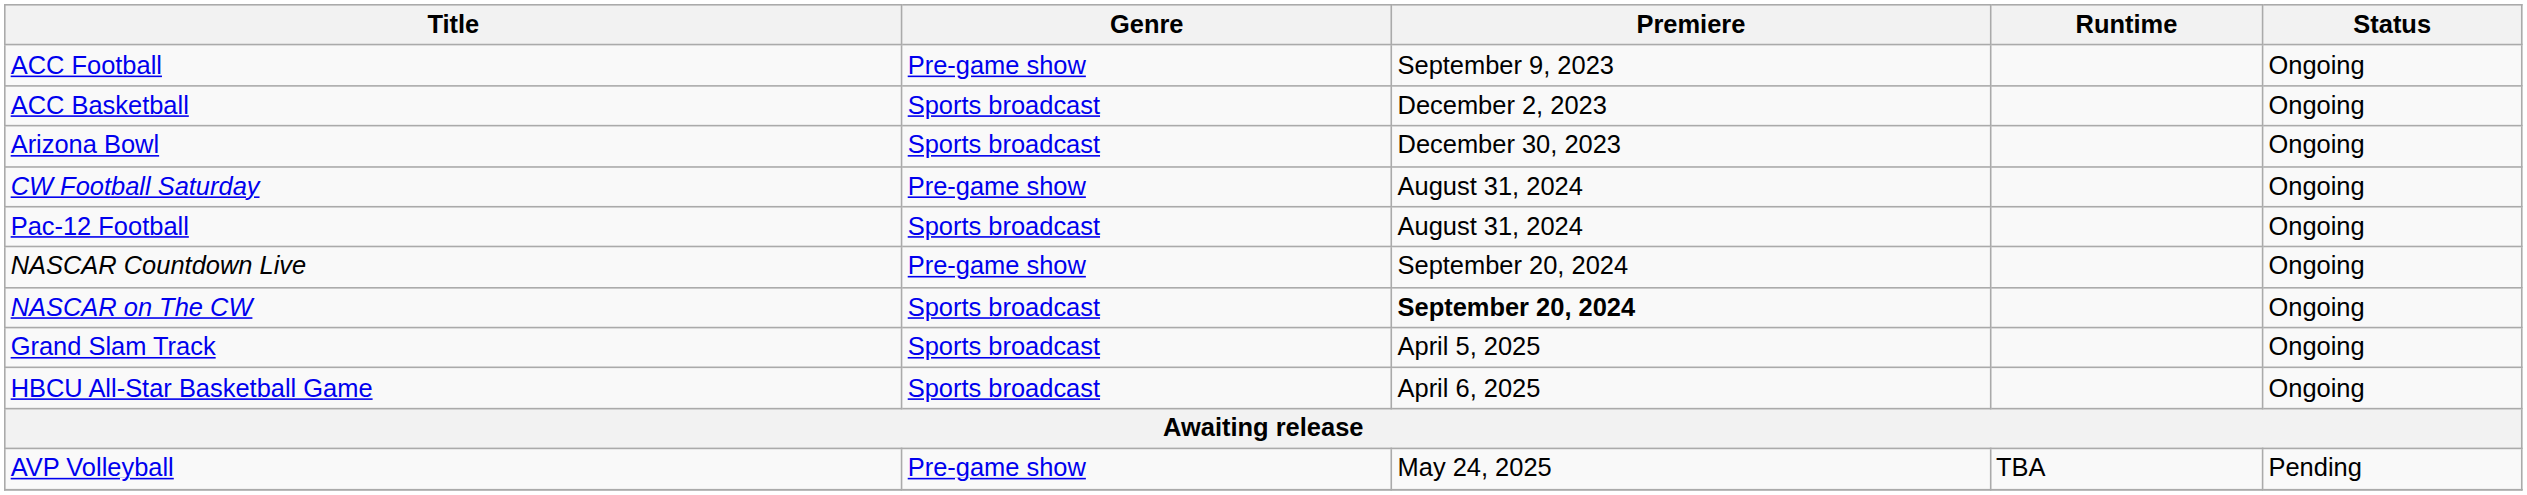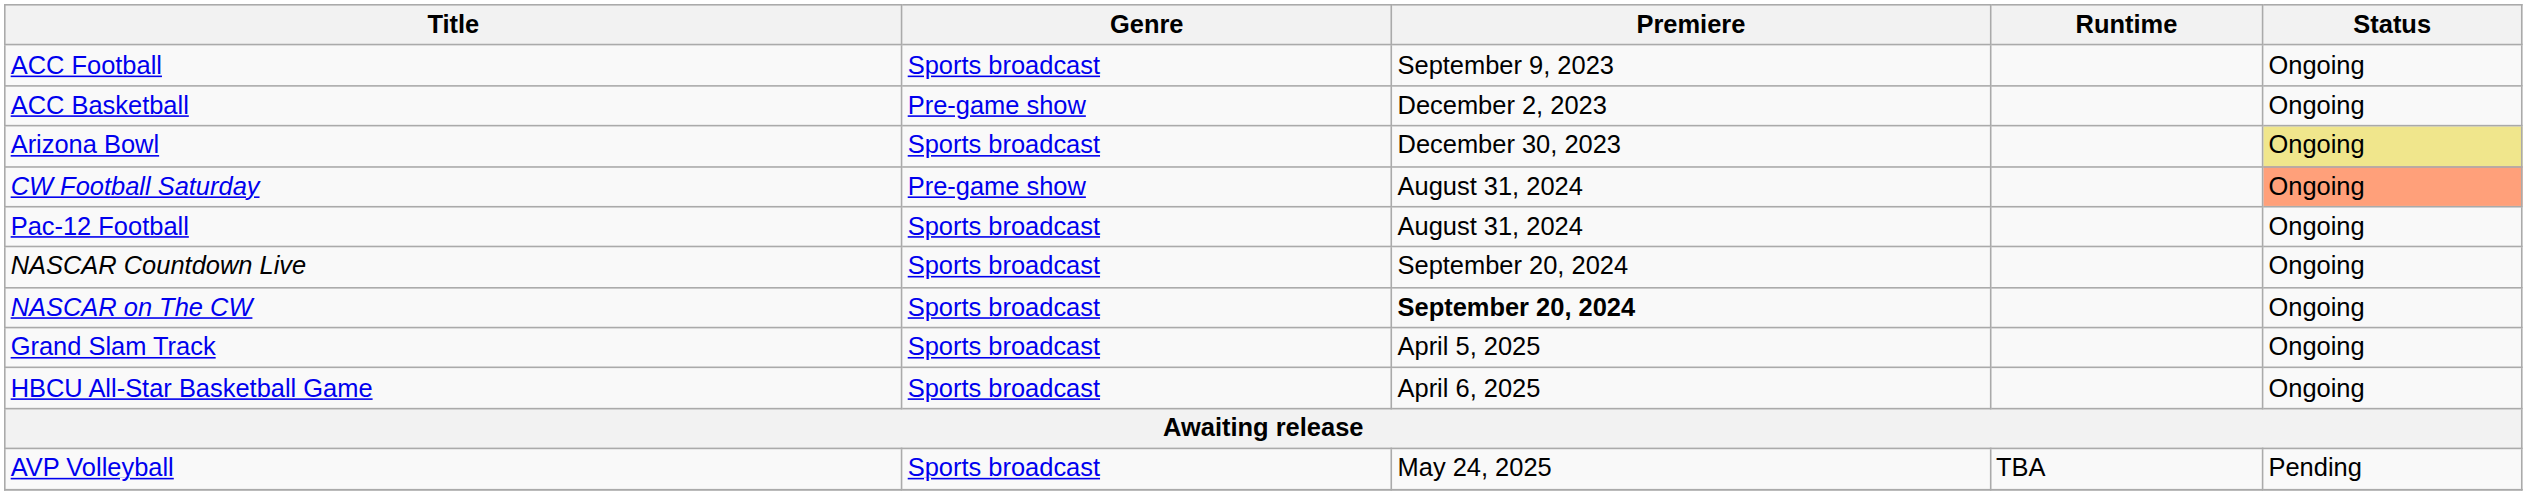(997, 65) Pre-game show -> (1004, 65) Sports broadcast
(1004, 105) Sports broadcast -> (997, 105) Pre-game show
(2317, 145) no background -> (2317, 145) khaki background
(2317, 186) no background -> (2317, 186) lightsalmon background
(997, 266) Pre-game show -> (1004, 266) Sports broadcast
(997, 468) Pre-game show -> (1004, 468) Sports broadcast
